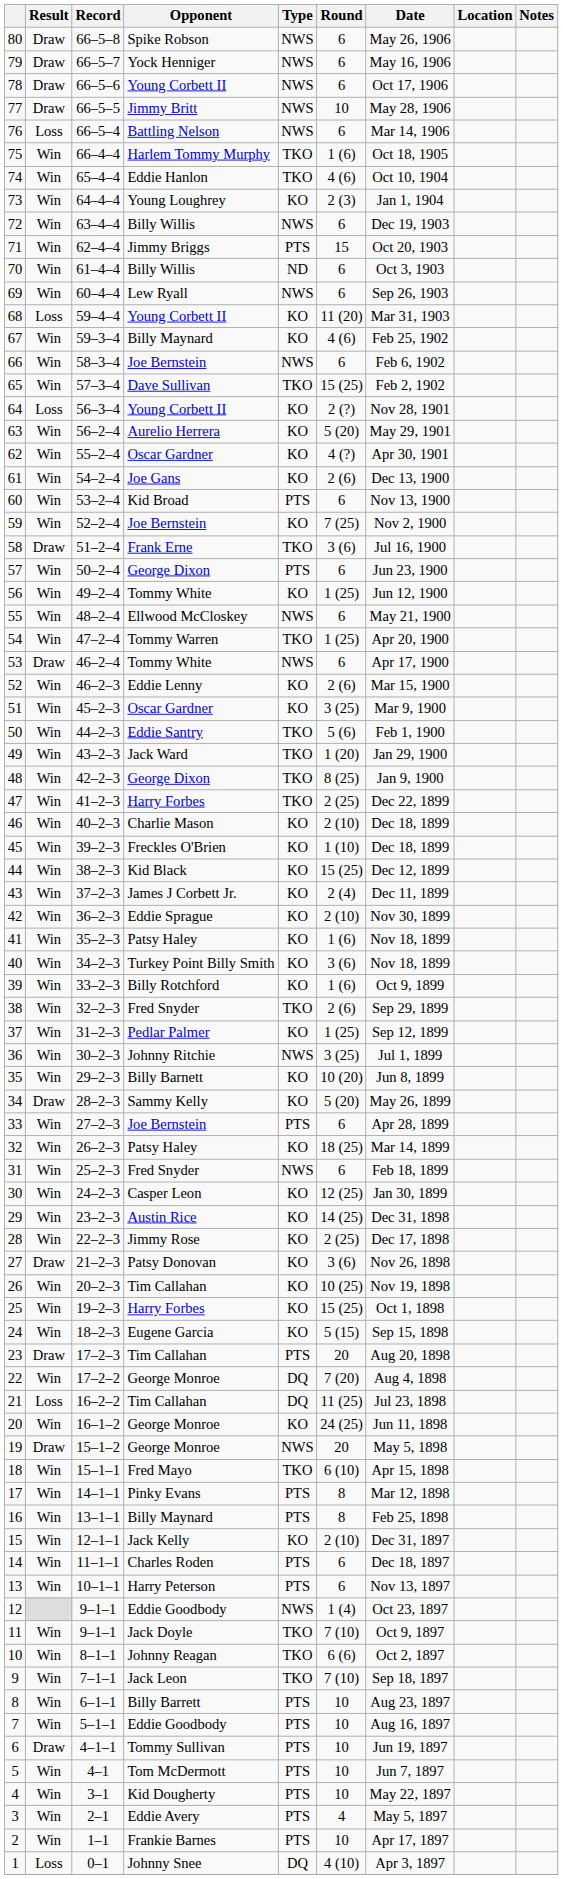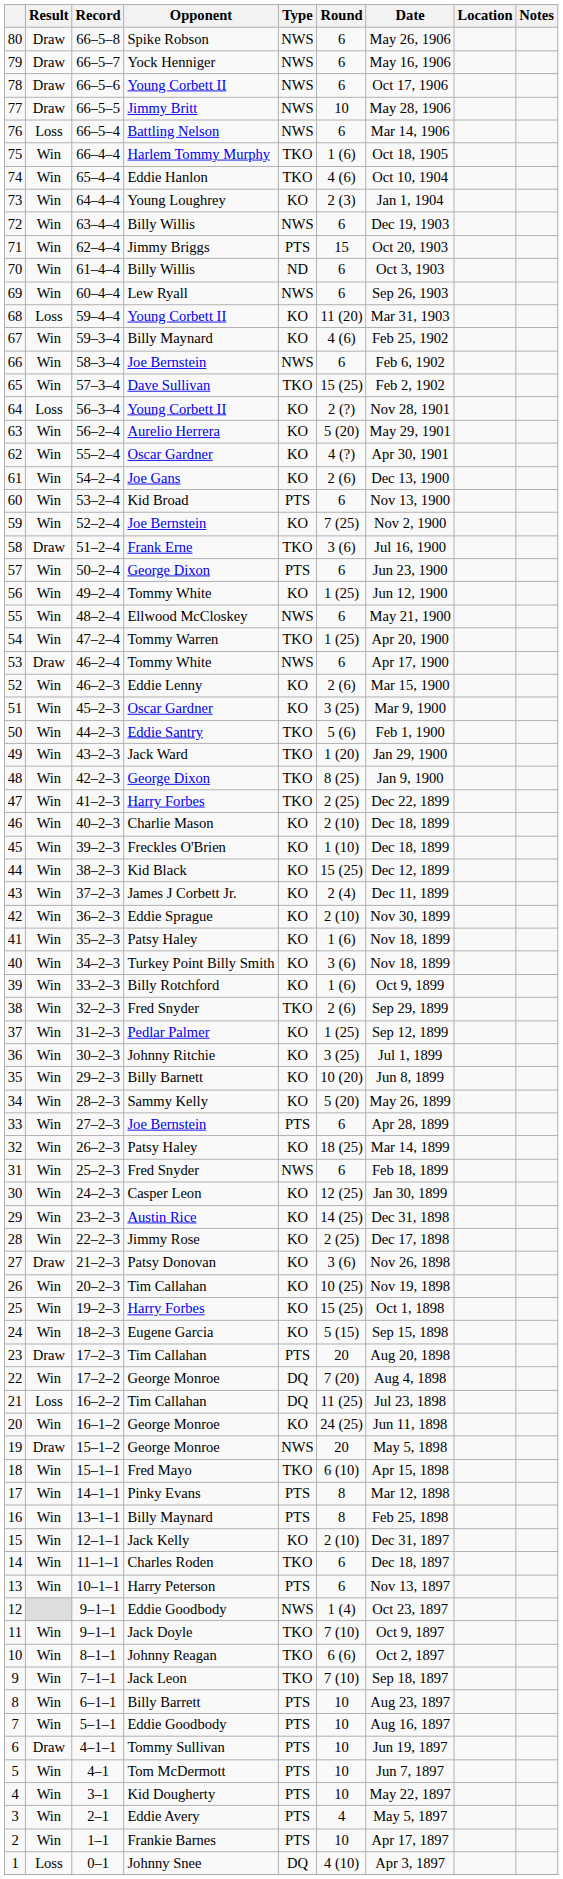(297, 1055) NWS -> (297, 1055) KO
(49, 1101) Draw -> (49, 1101) Win
(297, 1563) PTS -> (297, 1563) TKO
